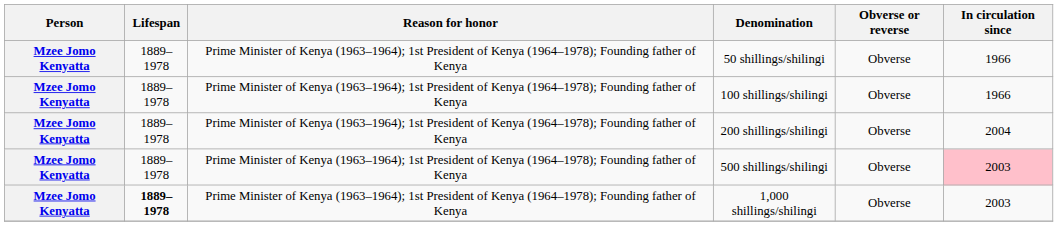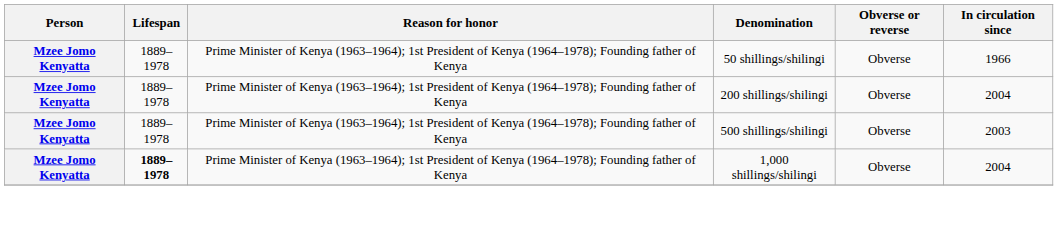- row: (774, 95)
(998, 167) pink background -> (998, 131) no background
(998, 203) 2003 -> (998, 167) 2004
